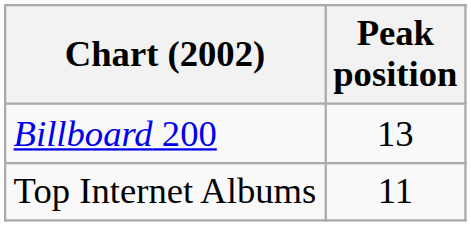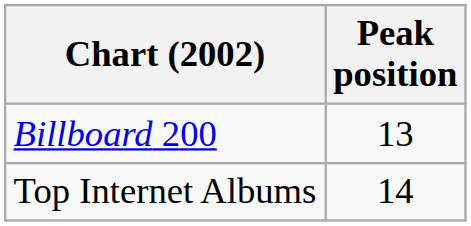(395, 190) 11 -> (395, 190) 14
